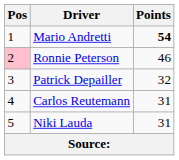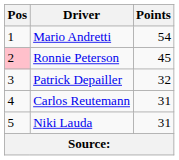(164, 37) bold -> (164, 37) normal
(164, 58) 46 -> (164, 58) 45
